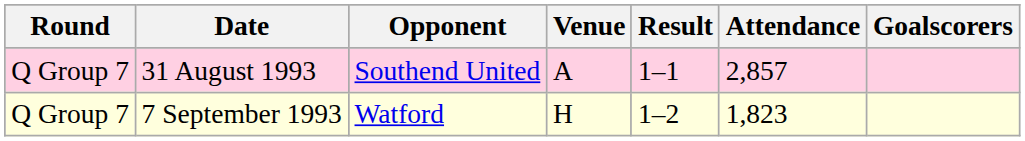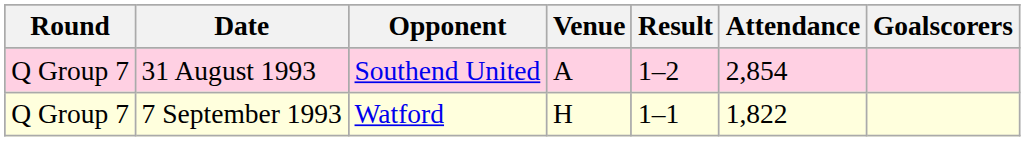(659, 69) 1–1 -> (659, 69) 1–2
(757, 69) 2,857 -> (757, 69) 2,854
(659, 113) 1–2 -> (659, 113) 1–1
(757, 113) 1,823 -> (757, 113) 1,822
